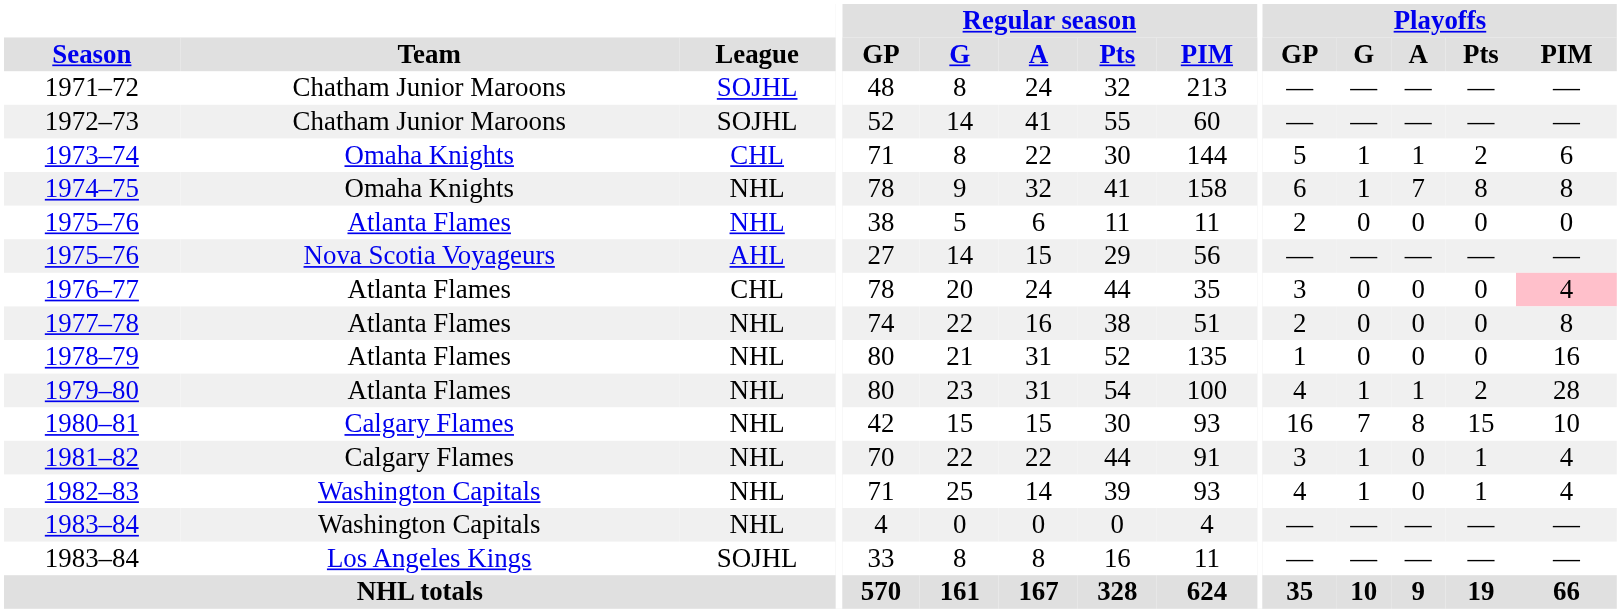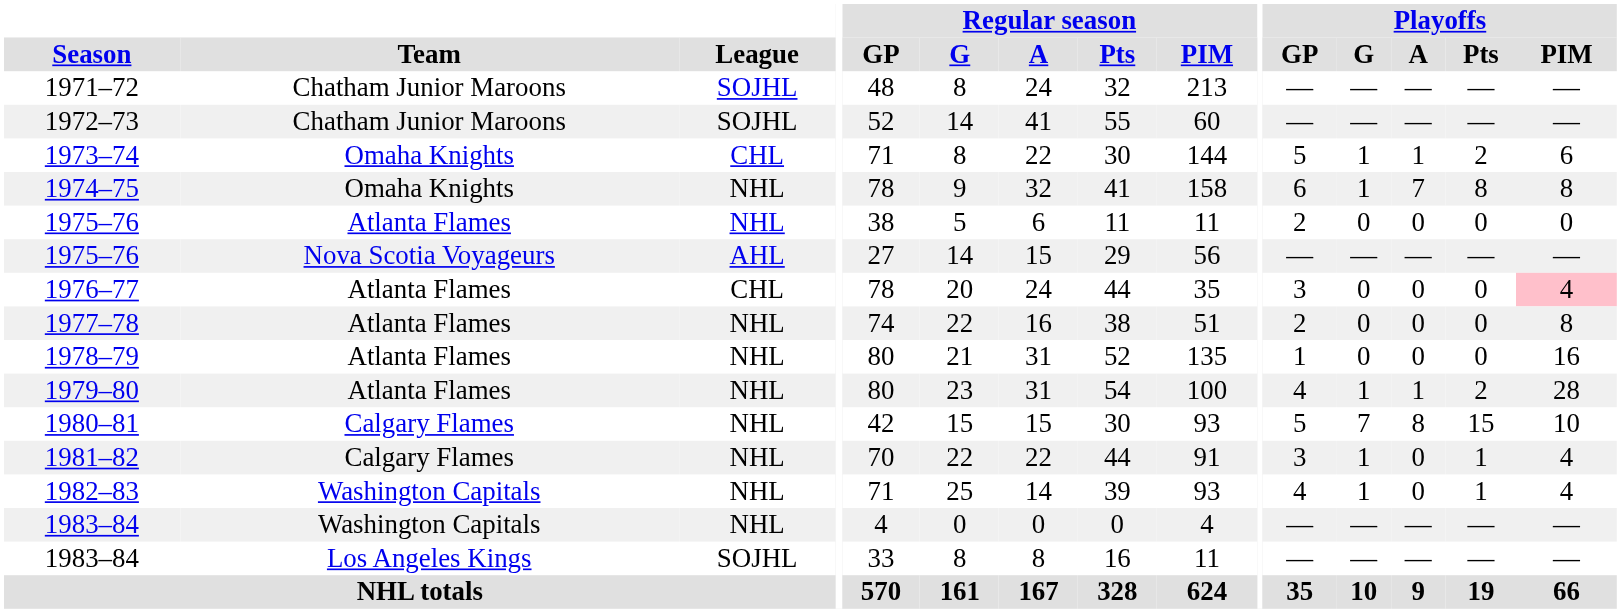(1300, 423) 16 -> (1300, 423) 5
